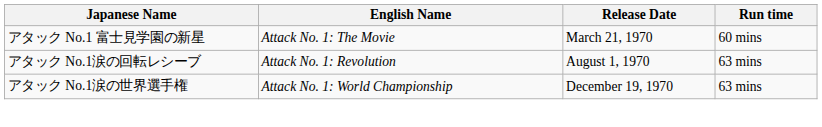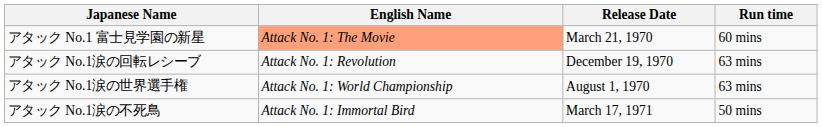(328, 38) no background -> (328, 38) lightsalmon background
(608, 62) August 1, 1970 -> (620, 62) December 19, 1970
(620, 86) December 19, 1970 -> (608, 86) August 1, 1970
+ row: (84, 110)
